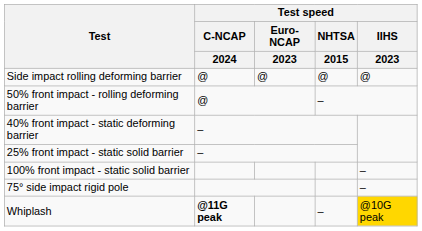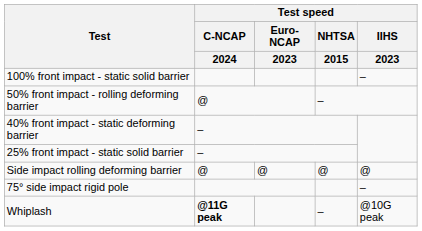rows swapped: (98, 170) <-> (94, 77)
(376, 211) gold background -> (376, 211) no background
